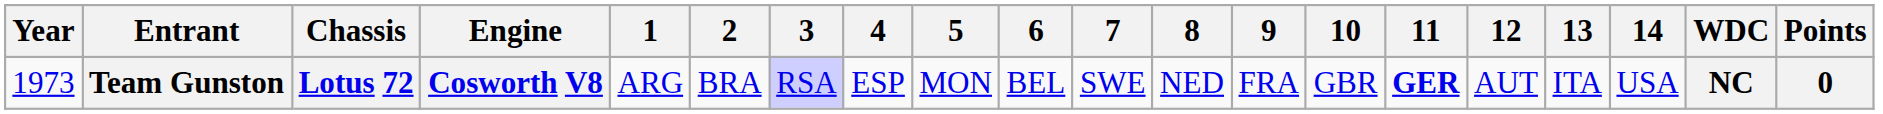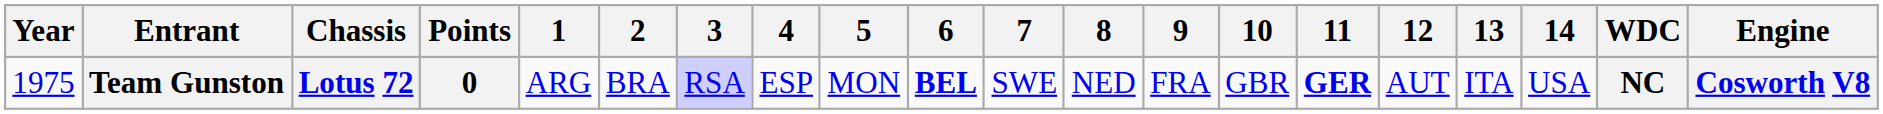columns swapped: (516, 30) <-> (1825, 30)
(43, 81) 1973 -> (43, 81) 1975
(1036, 81) normal -> (946, 81) bold
